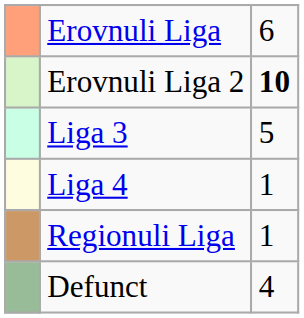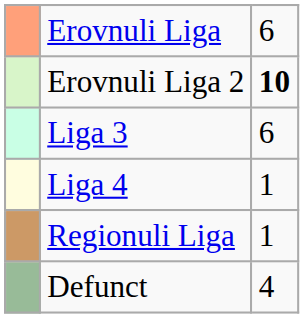(267, 133) 5 -> (267, 133) 6
